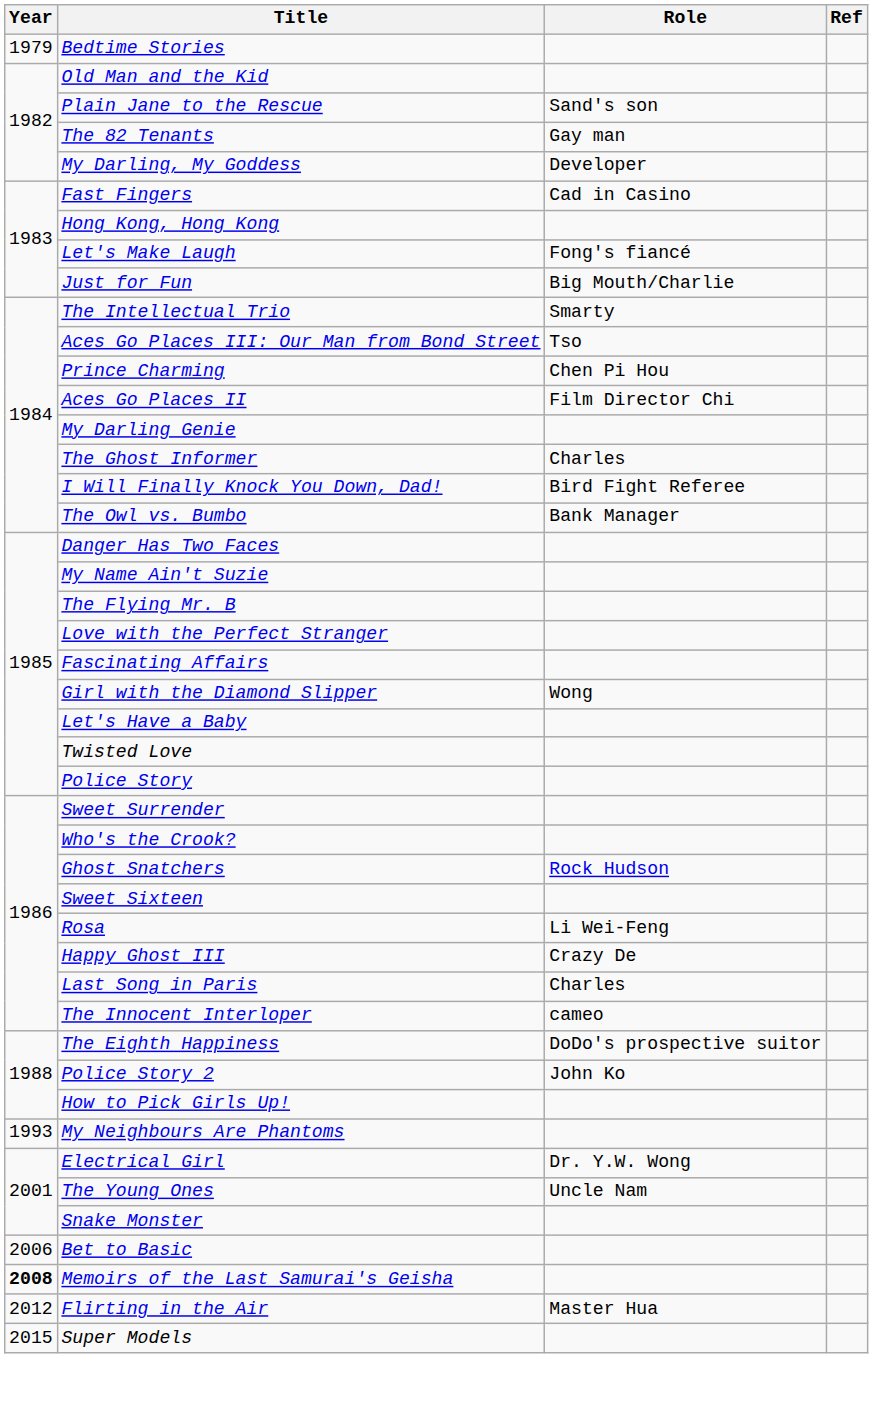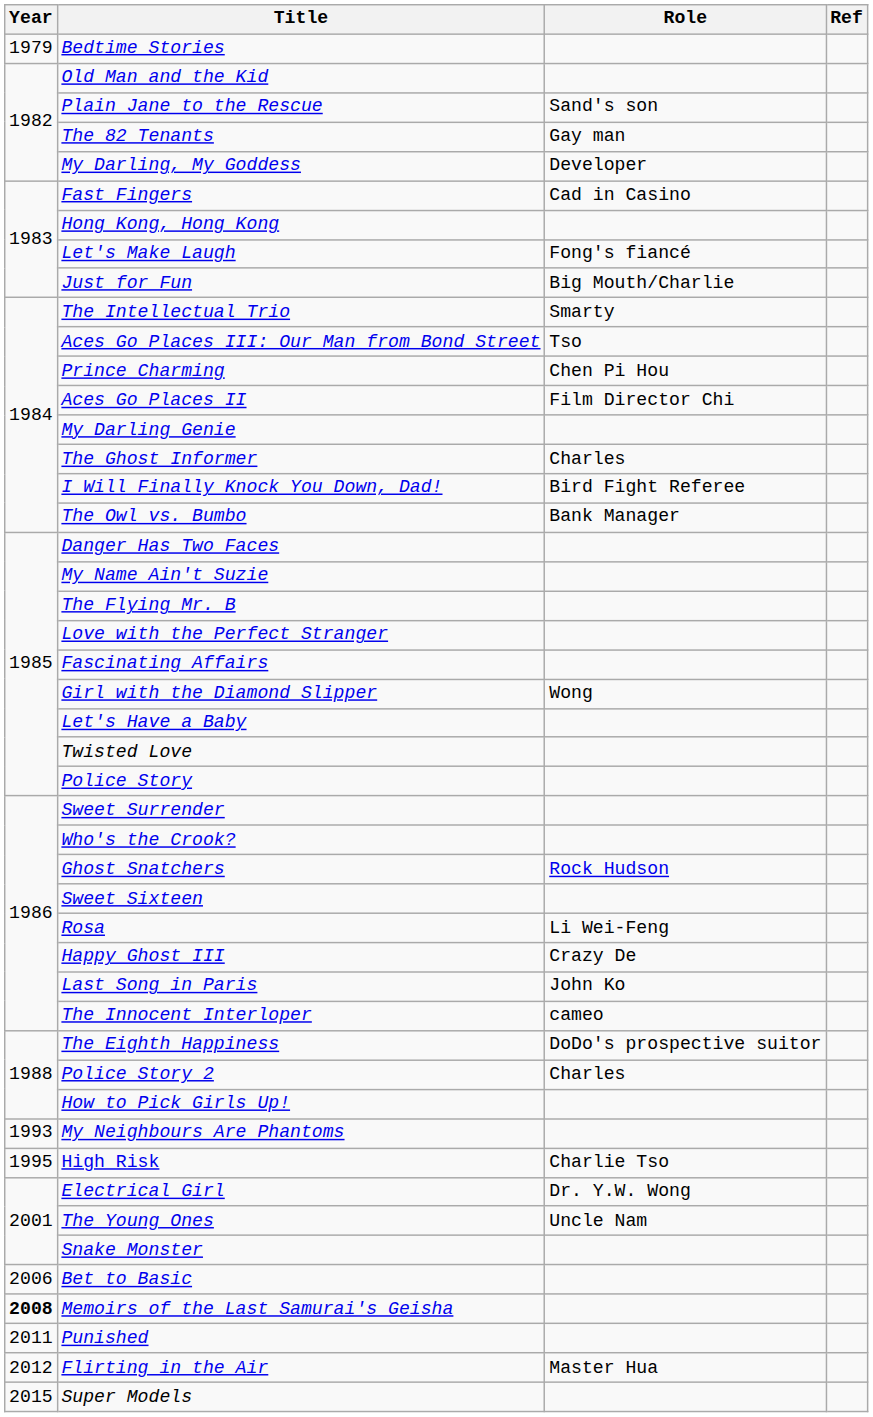(587, 987) Charles -> (587, 987) John Ko
(587, 1075) John Ko -> (587, 1075) Charles
+ row: (110, 1163)
+ row: (105, 1339)
